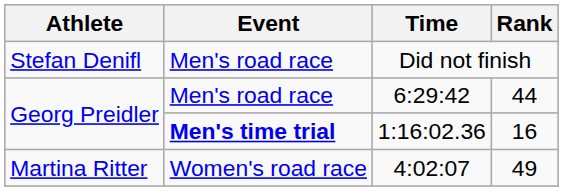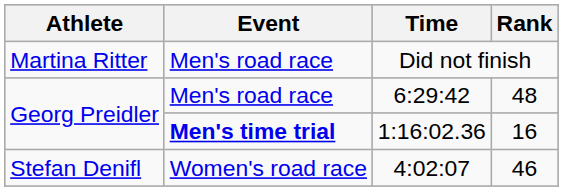(76, 59) Stefan Denifl -> (79, 59) Martina Ritter
(525, 96) 44 -> (525, 96) 48
(79, 168) Martina Ritter -> (76, 168) Stefan Denifl
(525, 168) 49 -> (525, 168) 46
